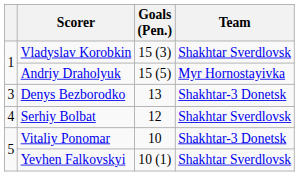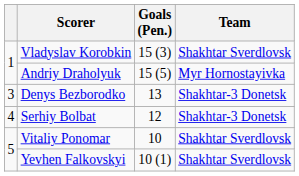(235, 116) Shakhtar Sverdlovsk -> (232, 116) Shakhtar-3 Donetsk
(232, 138) Shakhtar-3 Donetsk -> (235, 138) Shakhtar Sverdlovsk
